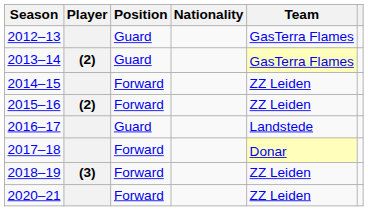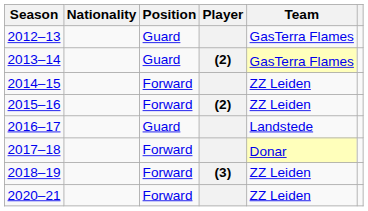columns swapped: (87, 15) <-> (209, 15)
